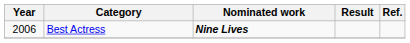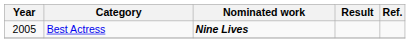(24, 29) 2006 -> (24, 29) 2005
